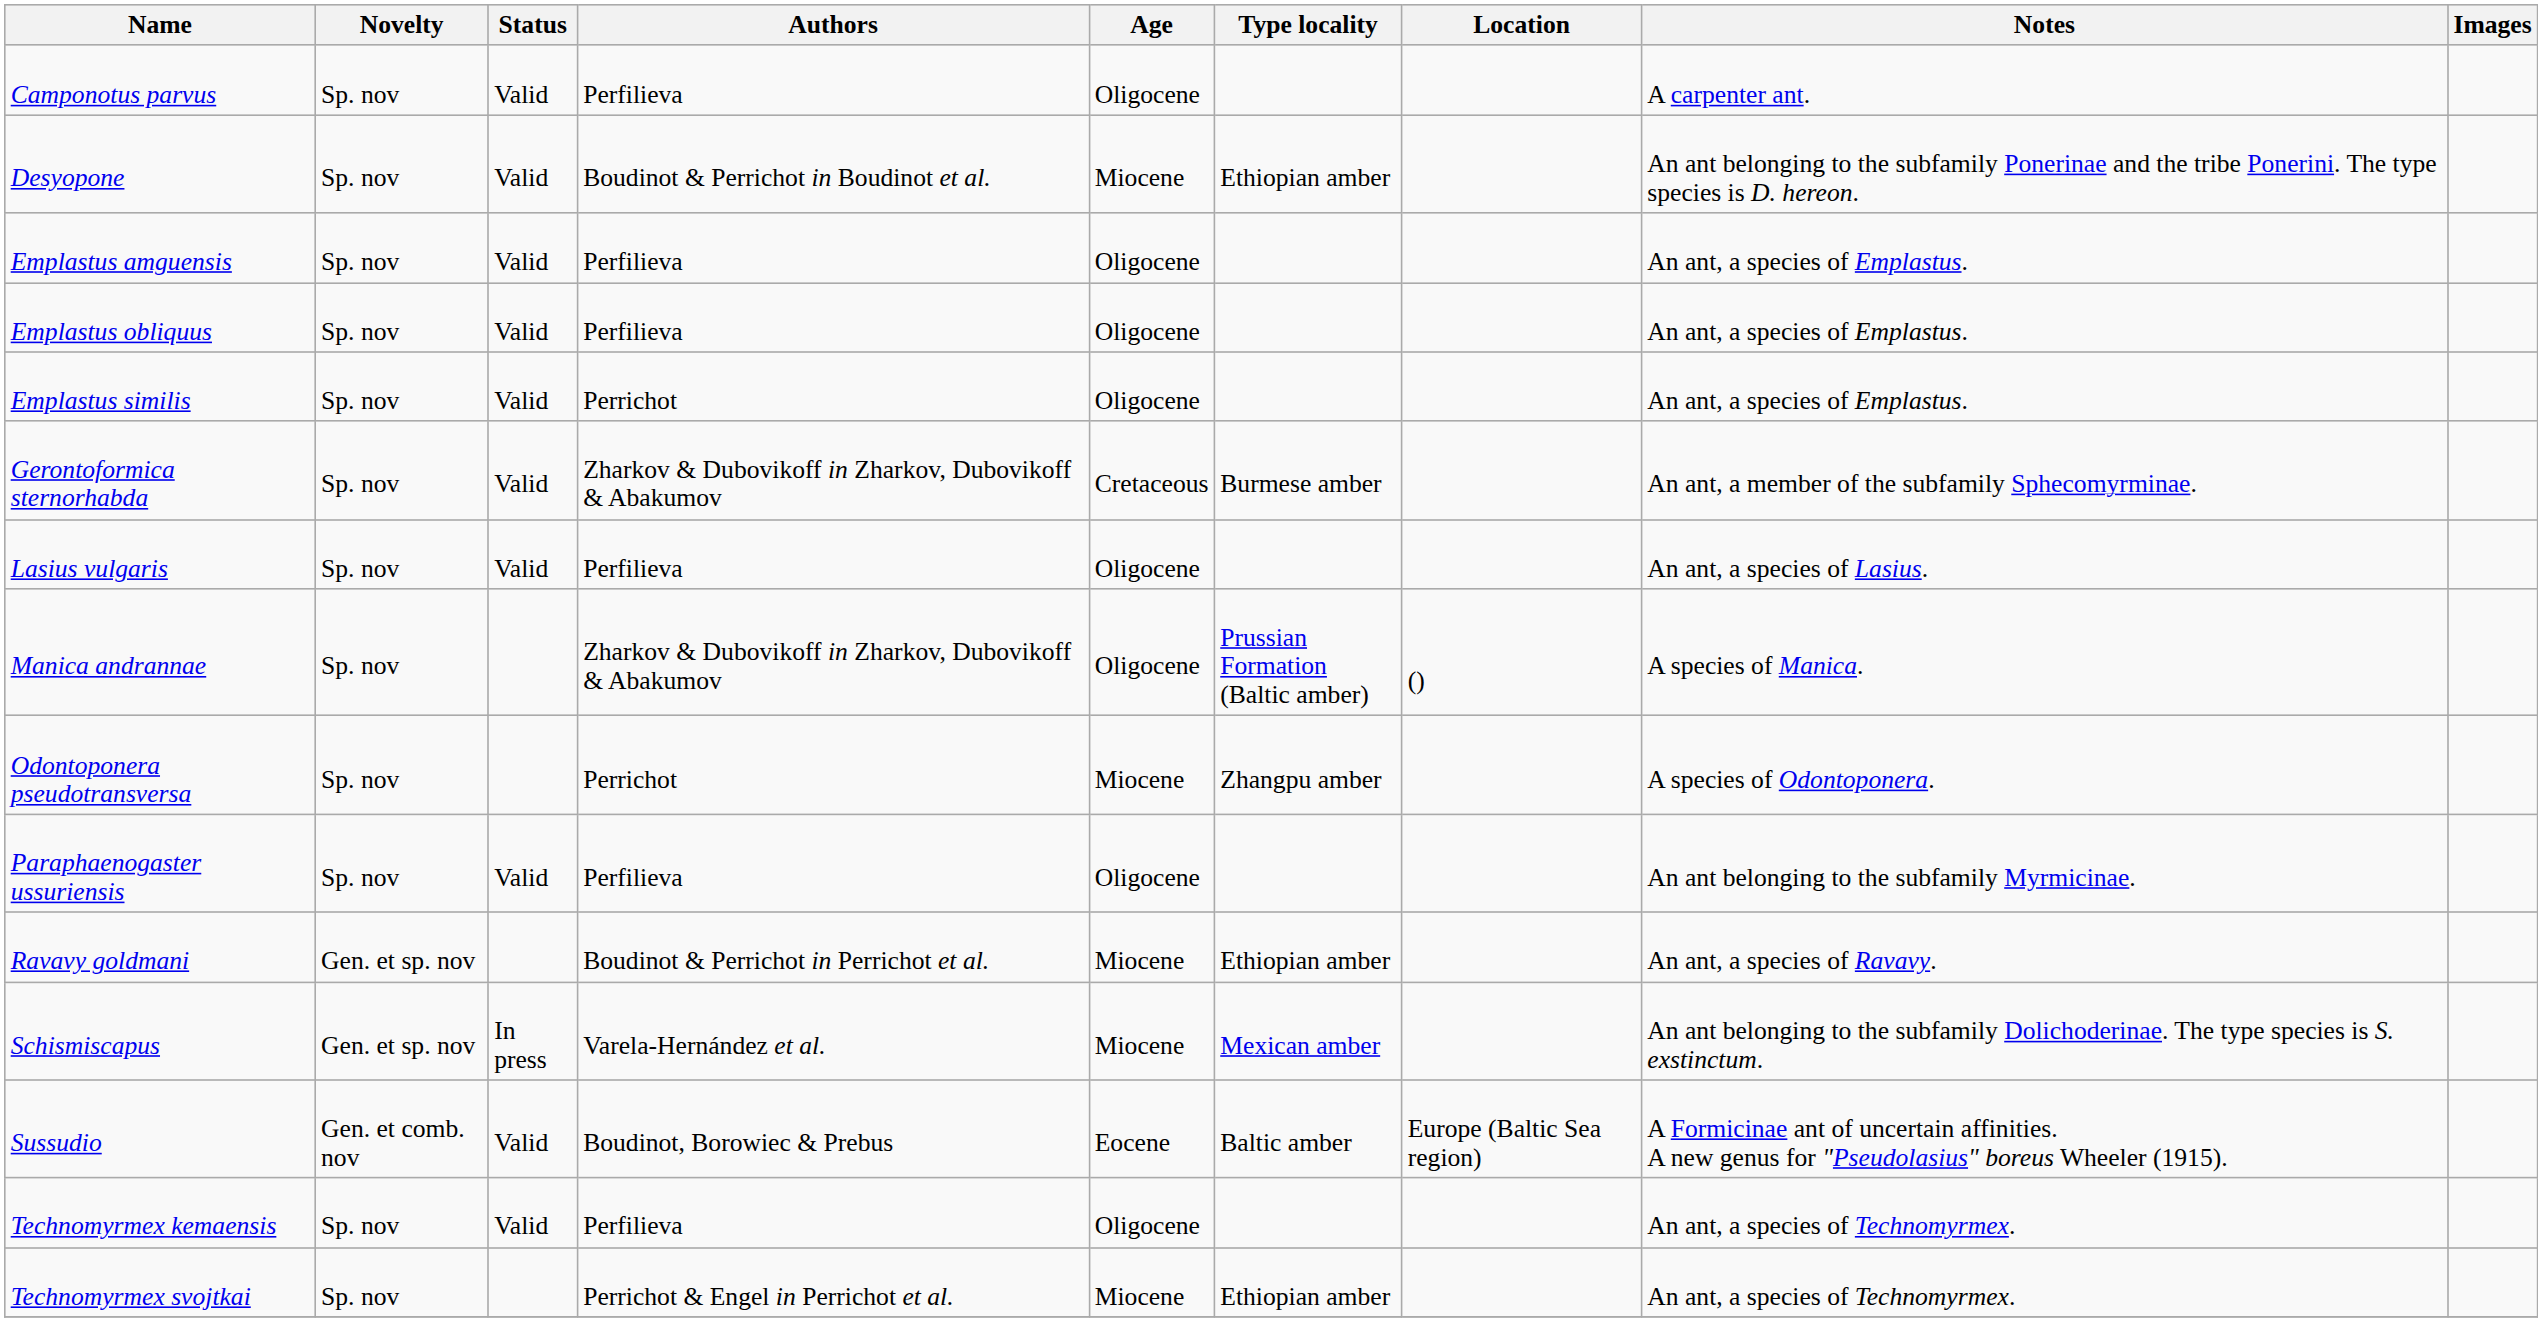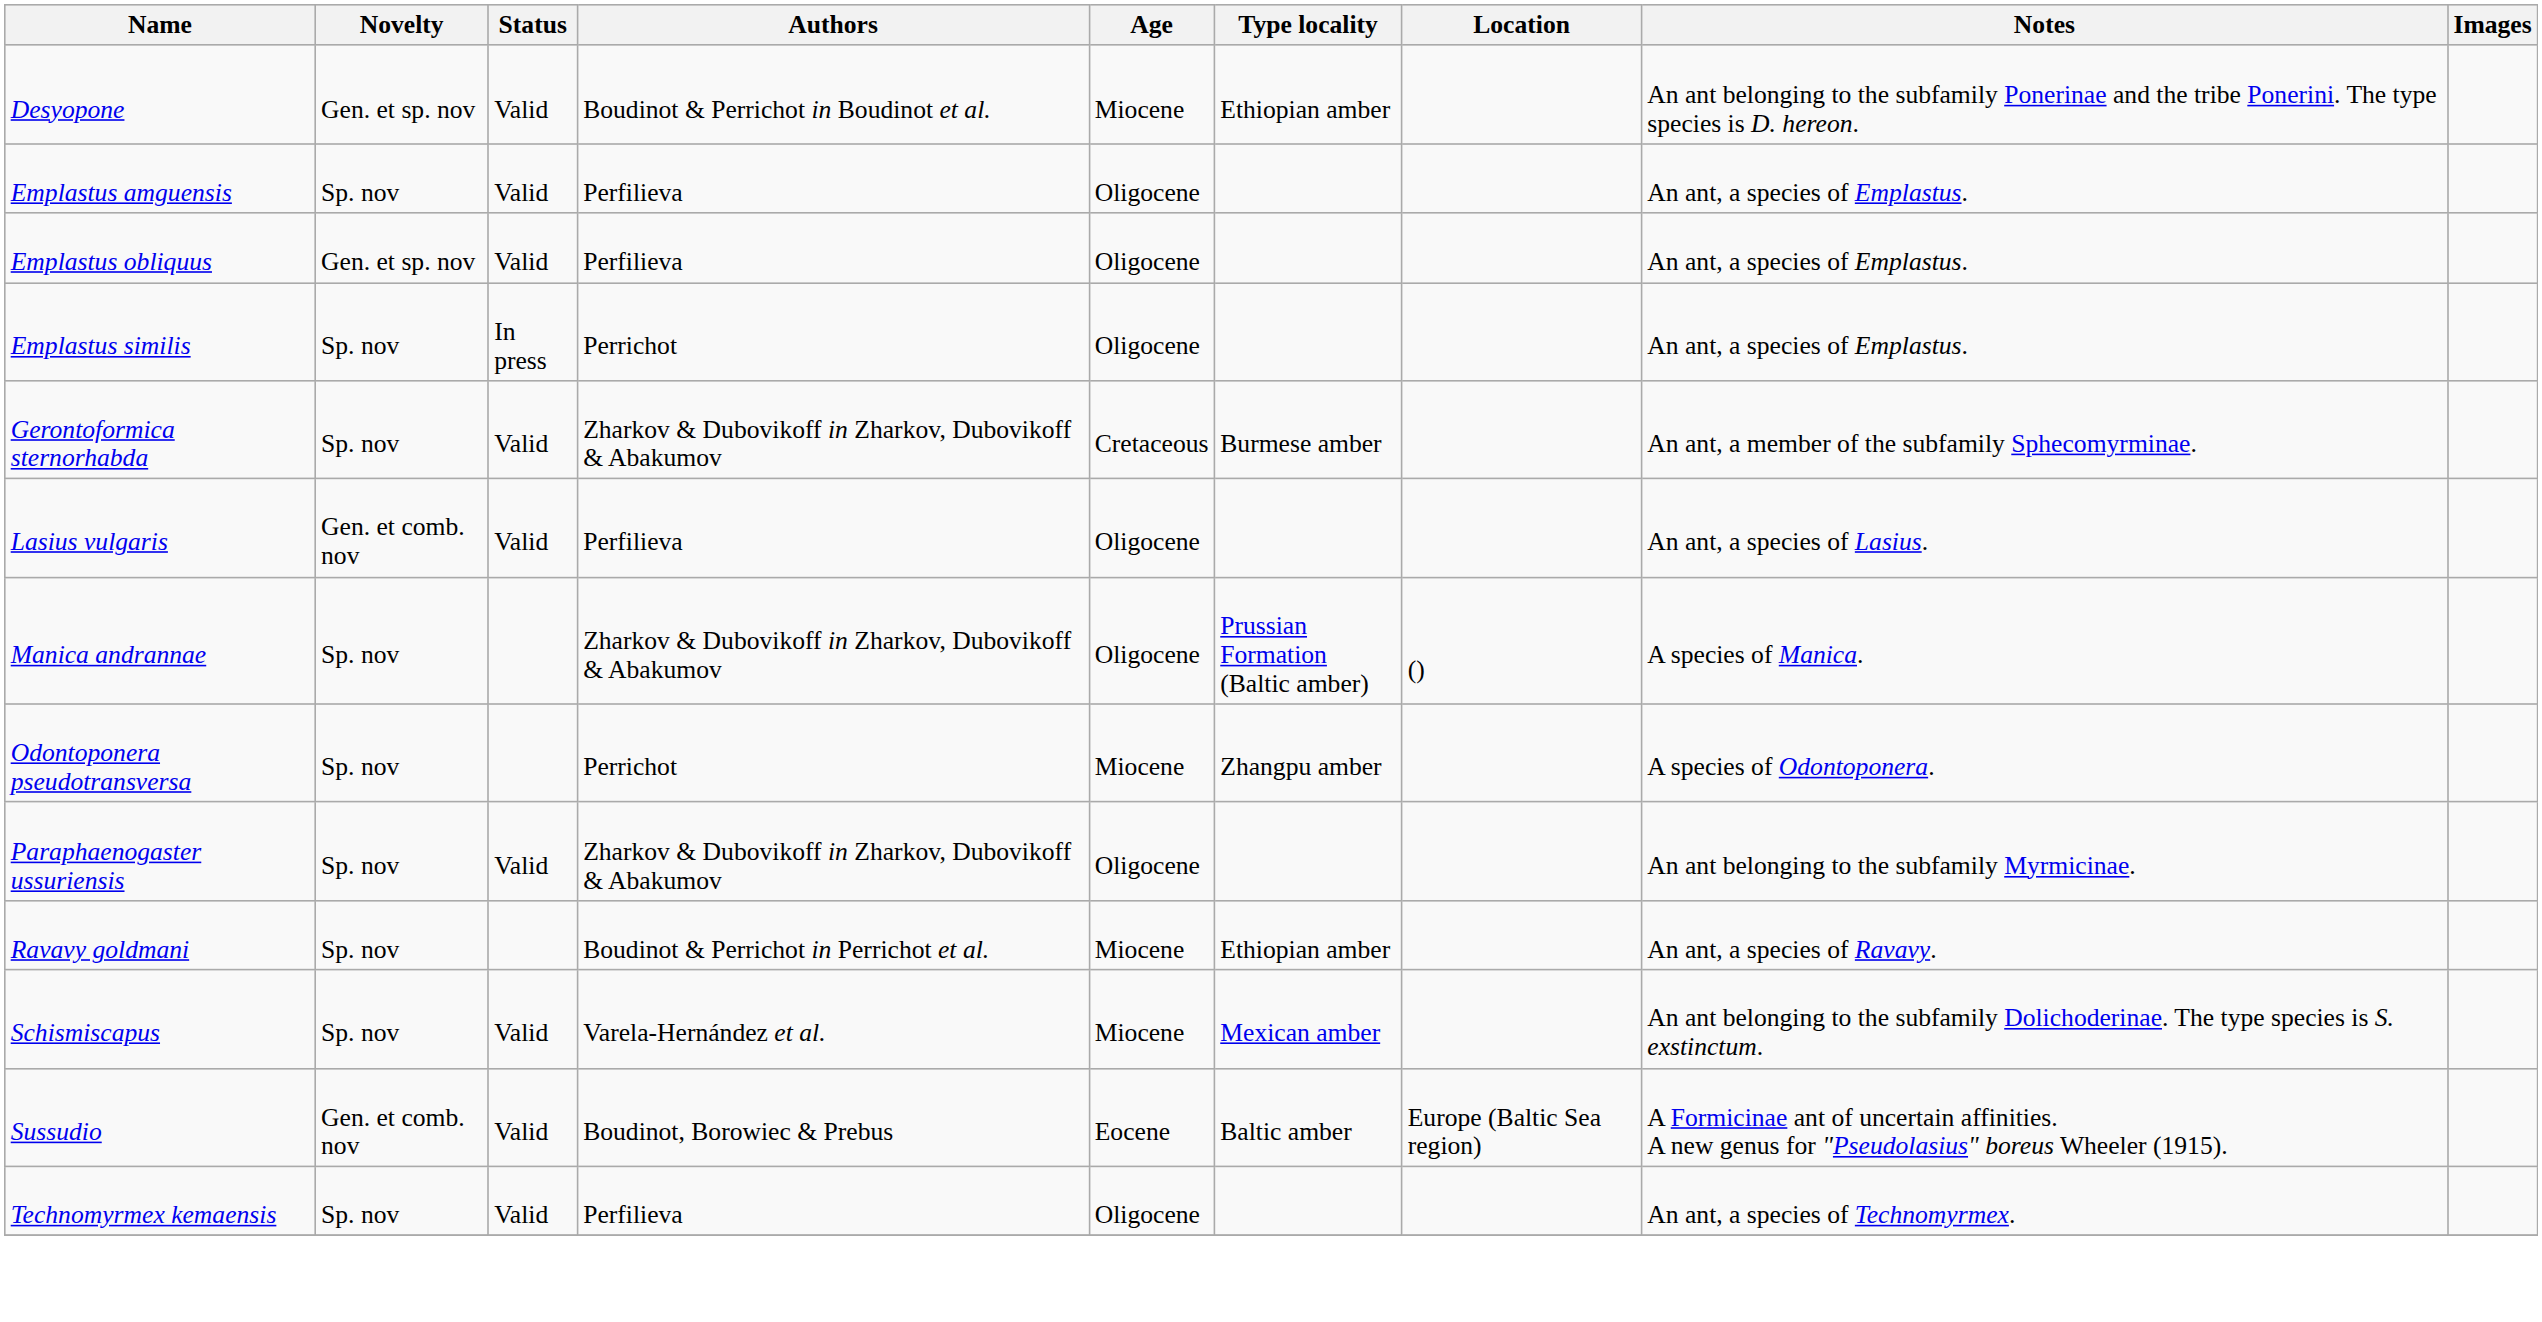- row: (113, 94)
(360, 178) Sp. nov -> (398, 108) Gen. et sp. nov
(360, 331) Sp. nov -> (398, 261) Gen. et sp. nov
(521, 400) Valid -> (520, 345) In press
(360, 568) Sp. nov -> (393, 542) Gen. et comb. nov
(633, 877) Perfilieva -> (827, 865) Zharkov & Dubovikoff in Zharkov, Dubovikoff & Abakumov
(398, 961) Gen. et sp. nov -> (360, 949) Sp. nov
(398, 1044) Gen. et sp. nov -> (360, 1032) Sp. nov
(520, 1044) In press -> (521, 1032) Valid
- row: (131, 1296)
